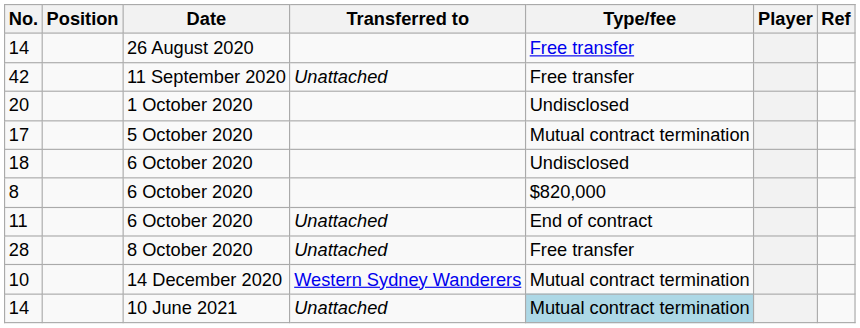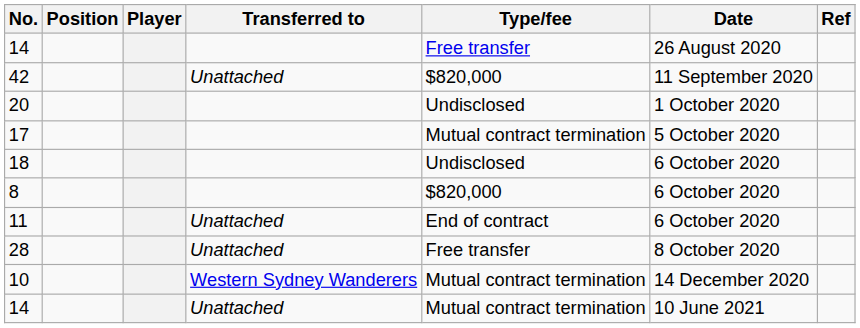columns swapped: (785, 18) <-> (206, 18)
(582, 76) Free transfer -> (464, 76) $820,000
(640, 308) lightblue background -> (536, 308) no background
